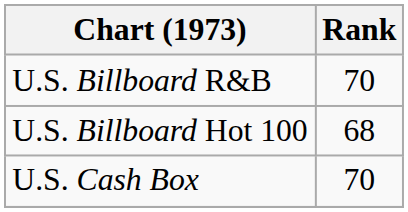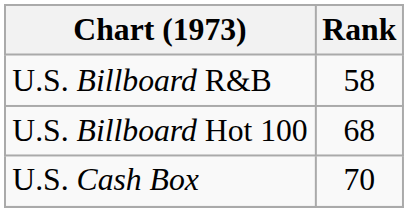(359, 79) 70 -> (359, 79) 58
